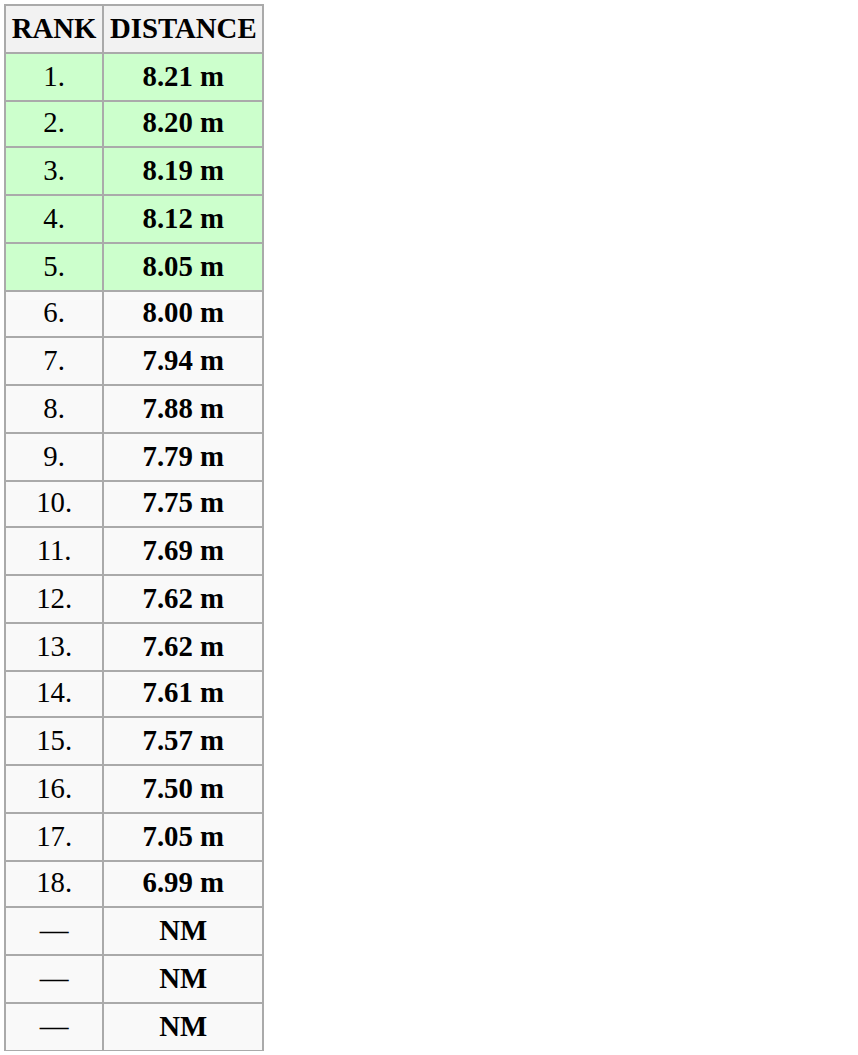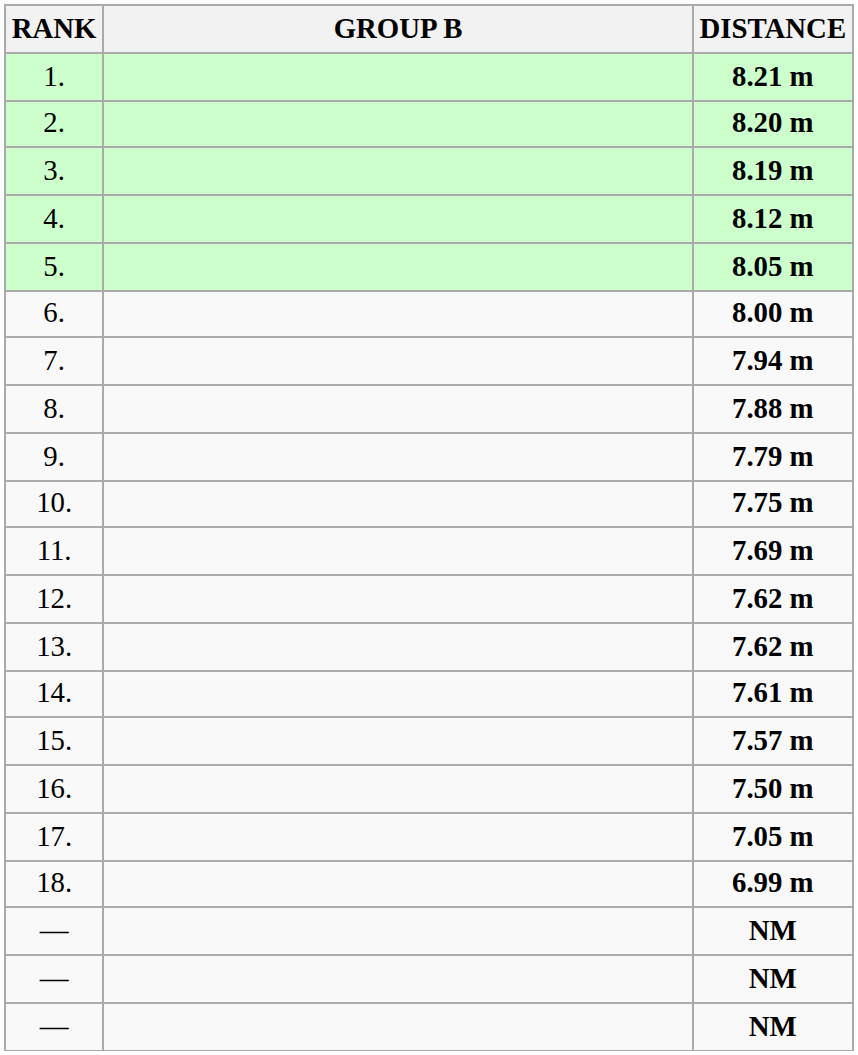+ column: (398, 28)
